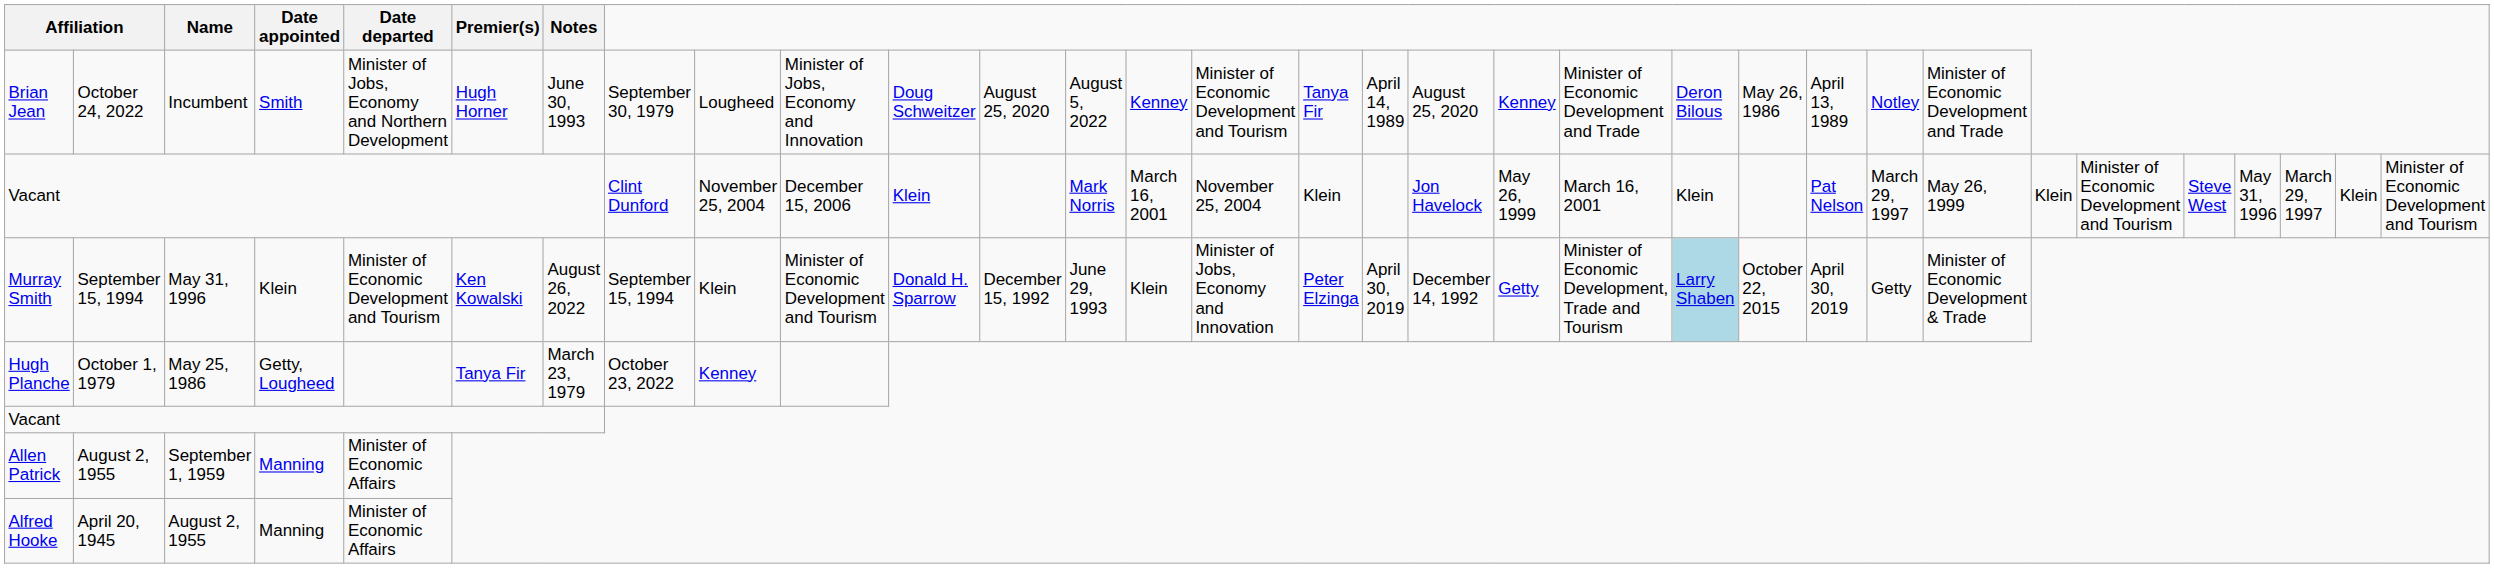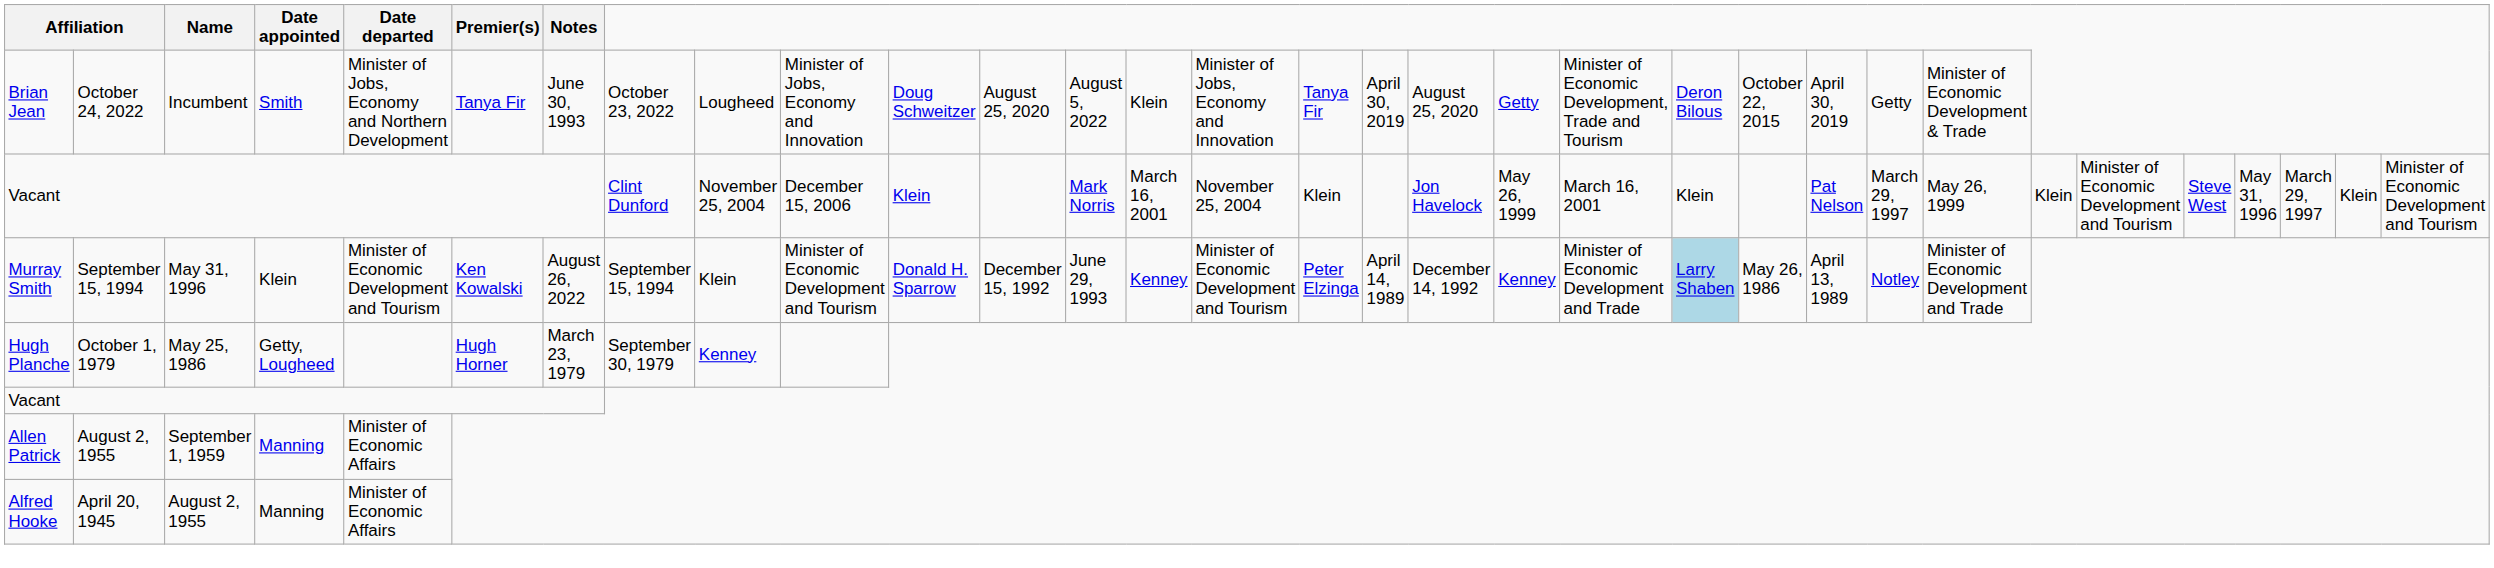(482, 102) Hugh Horner -> (491, 102) Tanya Fir
(650, 102) September 30, 1979 -> (641, 102) October 23, 2022
(1159, 102) Kenney -> (1149, 102) Klein
(1245, 102) Minister of Economic Development and Tourism -> (1235, 102) Minister of Jobs, Economy and Innovation
(1385, 102) April 14, 1989 -> (1385, 102) April 30, 2019
(1527, 102) Kenney -> (1518, 102) Getty
(1614, 102) Minister of Economic Development and Trade -> (1616, 102) Minister of Economic Development, Trade and Tourism
(1772, 102) May 26, 1986 -> (1772, 102) October 22, 2015
(1829, 102) April 13, 1989 -> (1829, 102) April 30, 2019
(1895, 102) Notley -> (1891, 102) Getty
(1977, 102) Minister of Economic Development and Trade -> (1977, 102) Minister of Economic Development & Trade
(1149, 289) Klein -> (1159, 279) Kenney
(1235, 289) Minister of Jobs, Economy and Innovation -> (1245, 279) Minister of Economic Development and Tourism
(1385, 289) April 30, 2019 -> (1385, 279) April 14, 1989
(1518, 289) Getty -> (1527, 279) Kenney
(1616, 289) Minister of Economic Development, Trade and Tourism -> (1614, 279) Minister of Economic Development and Trade
(1772, 289) October 22, 2015 -> (1772, 279) May 26, 1986
(1829, 289) April 30, 2019 -> (1829, 279) April 13, 1989
(1891, 289) Getty -> (1895, 279) Notley
(1977, 289) Minister of Economic Development & Trade -> (1977, 279) Minister of Economic Development and Trade
(491, 373) Tanya Fir -> (482, 354) Hugh Horner
(641, 373) October 23, 2022 -> (650, 354) September 30, 1979
